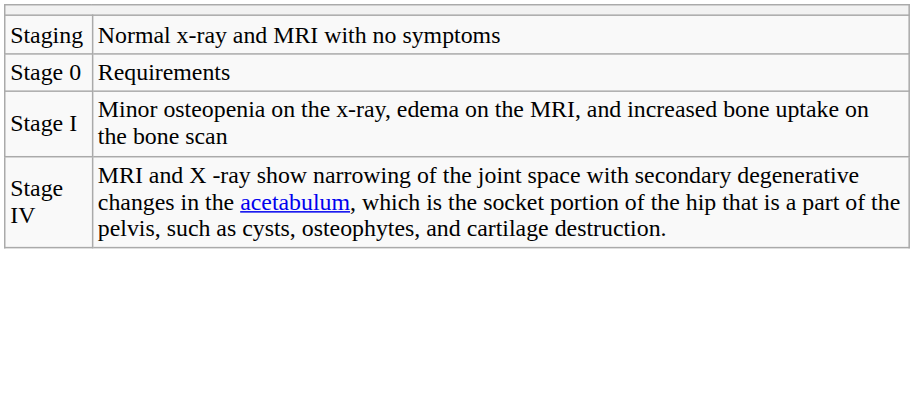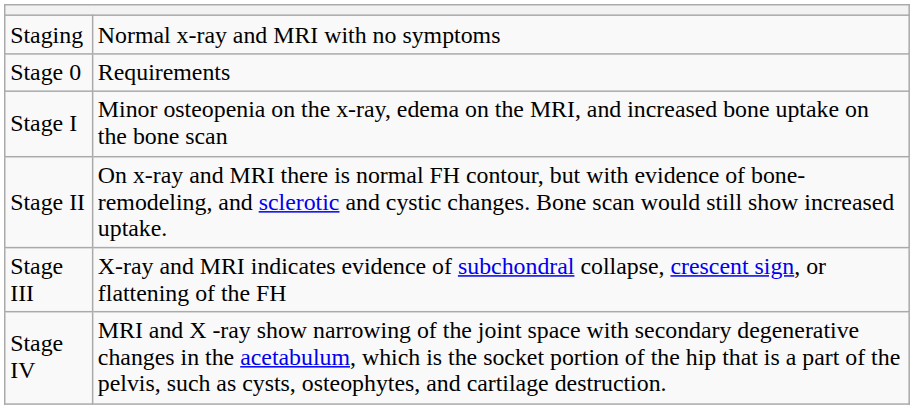+ row: (48, 201)
+ row: (37, 279)
